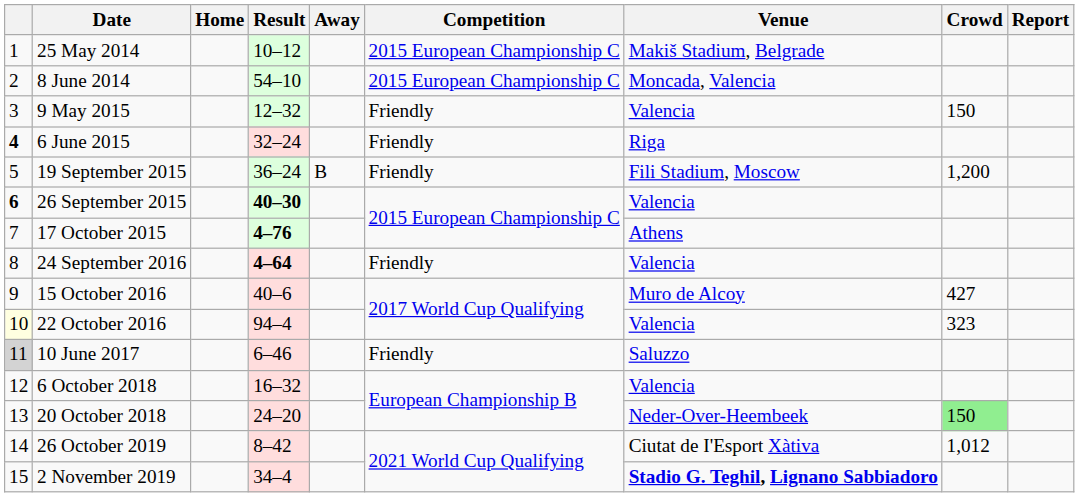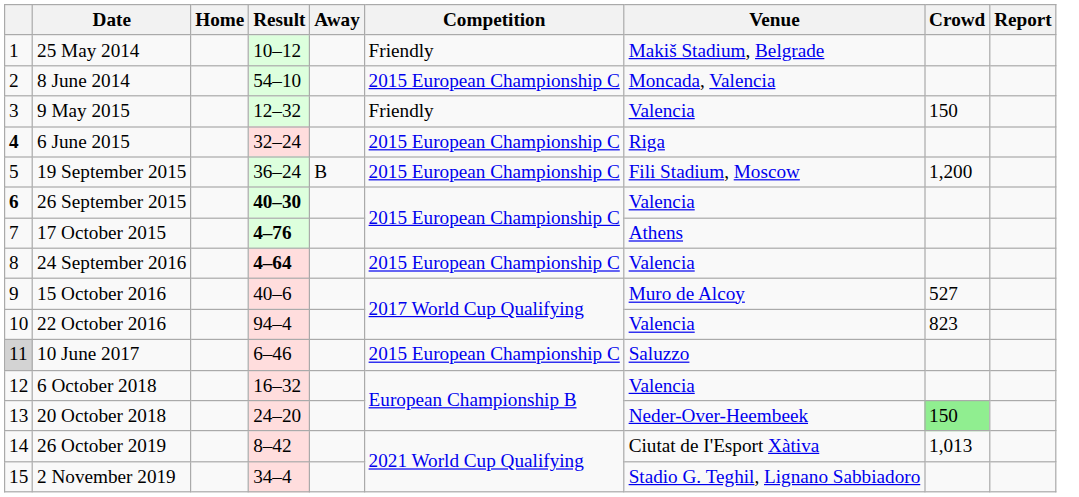(494, 50) 2015 European Championship C -> (401, 50) Friendly
(401, 141) Friendly -> (494, 141) 2015 European Championship C
(401, 171) Friendly -> (494, 171) 2015 European Championship C
(401, 263) Friendly -> (494, 263) 2015 European Championship C
(961, 293) 427 -> (944, 293) 527
(19, 324) lightyellow background -> (19, 324) no background
(961, 324) 323 -> (944, 324) 823
(401, 354) Friendly -> (494, 354) 2015 European Championship C
(968, 446) 1,012 -> (951, 446) 1,013
(783, 476) bold -> (774, 476) normal
